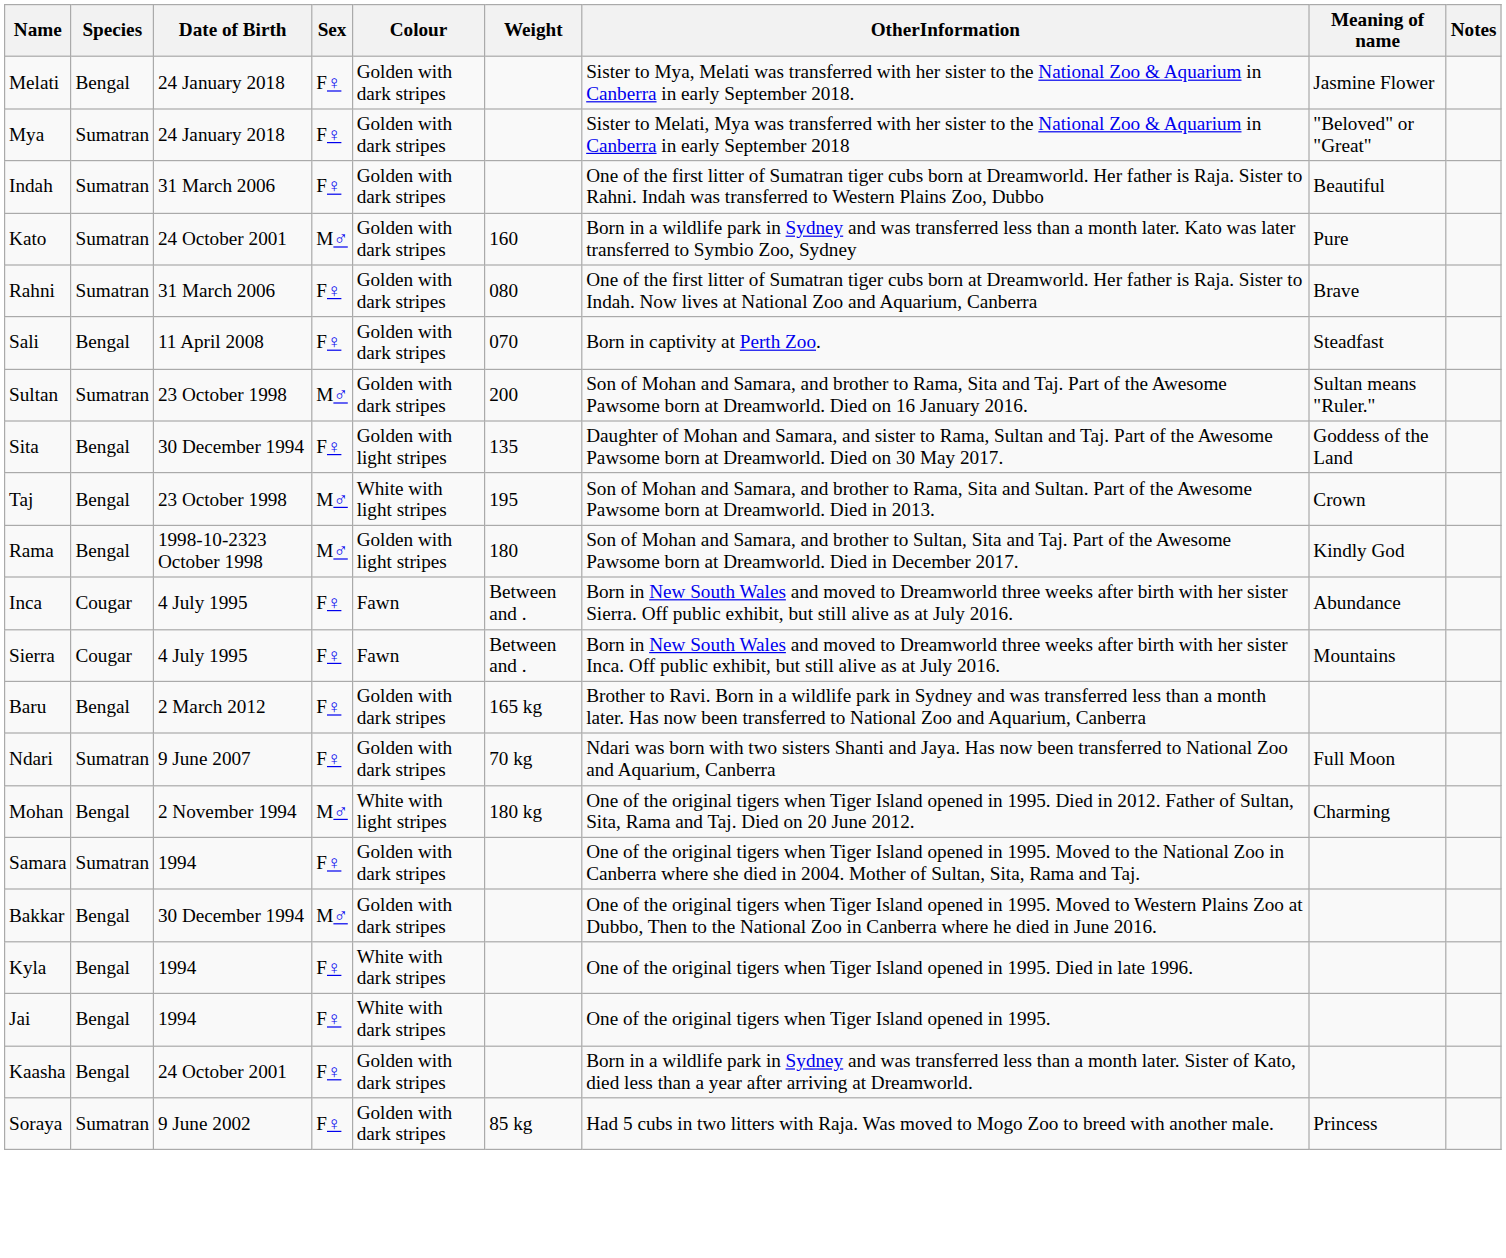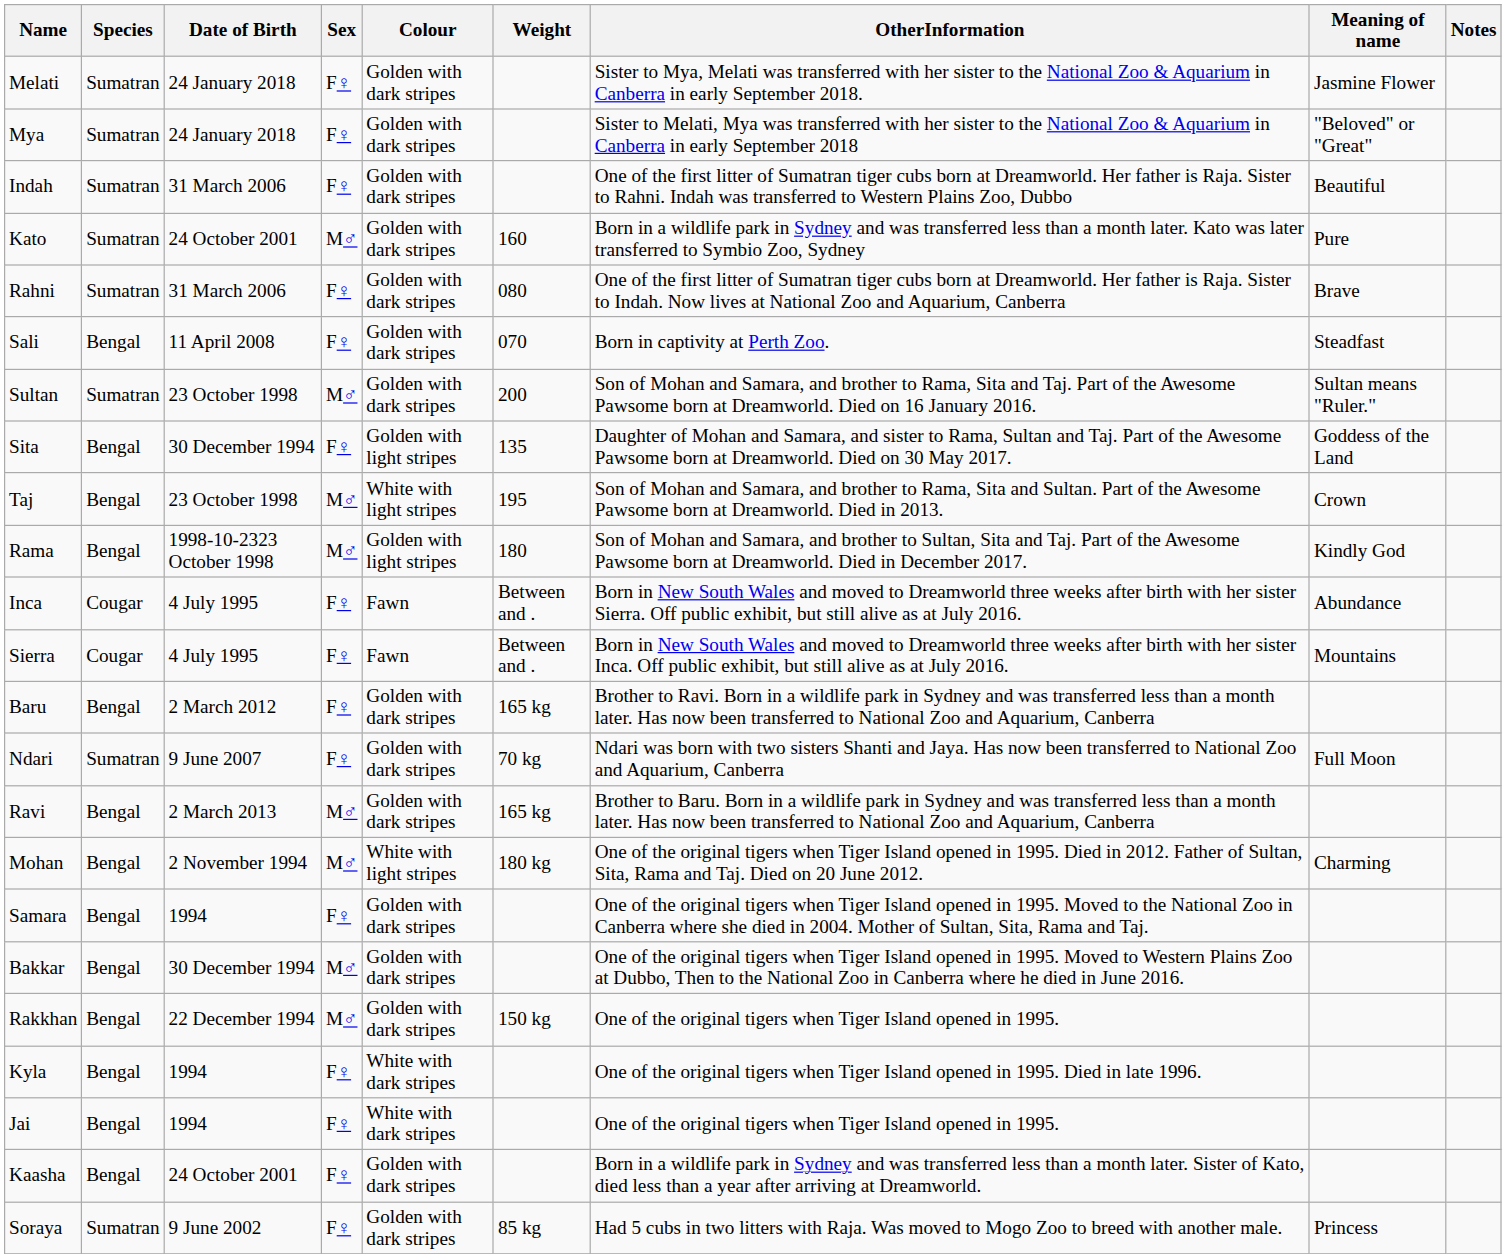(103, 82) Bengal -> (123, 82) Sumatran
+ row: (27, 811)
(112, 863) Sumatran -> (113, 915) Bengal
+ row: (43, 1019)
